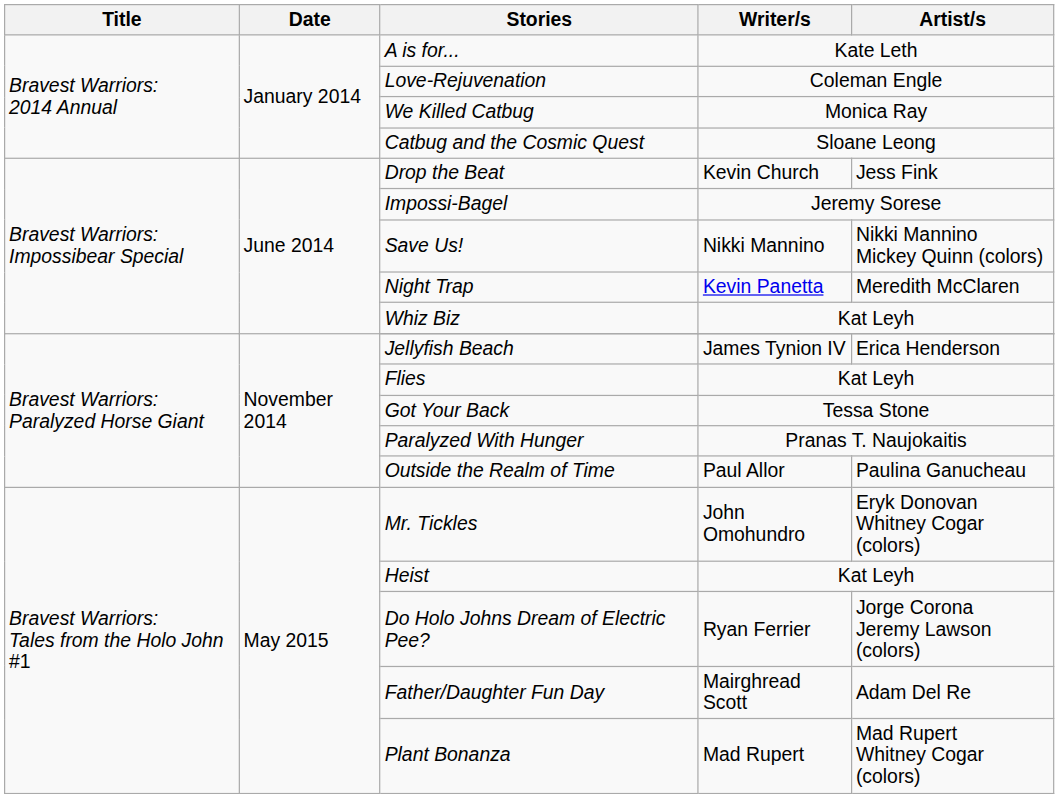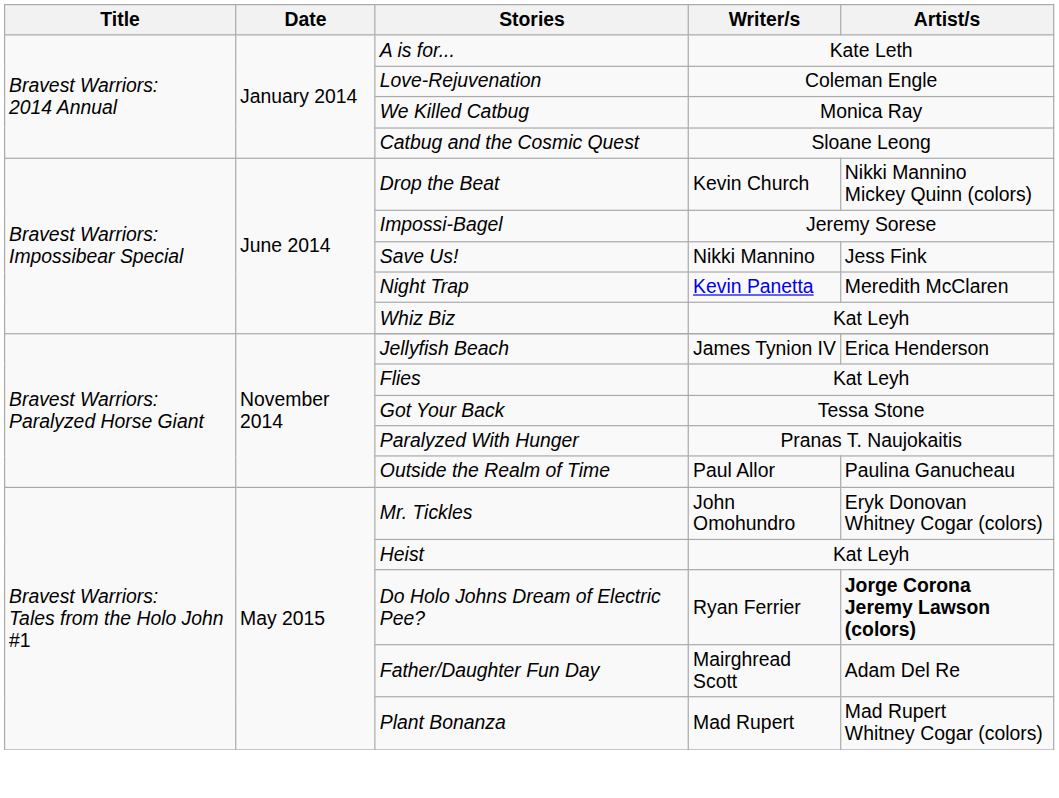(897, 173) Jess Fink -> (938, 184) Nikki Mannino Mickey Quinn (colors)
(950, 245) Nikki Mannino Mickey Quinn (colors) -> (886, 256) Jess Fink
(924, 628) normal -> (917, 607) bold
